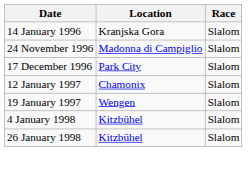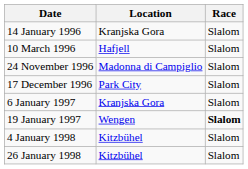+ row: (41, 48)
+ row: (41, 102)
- row: (44, 84)
(224, 102) normal -> (224, 119) bold
